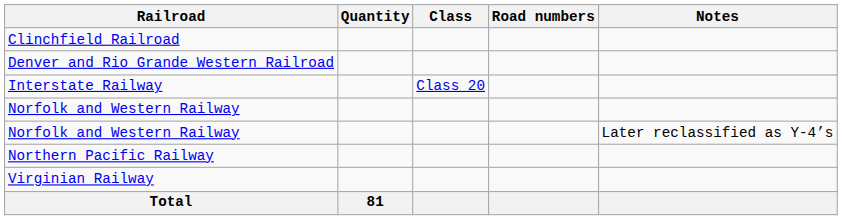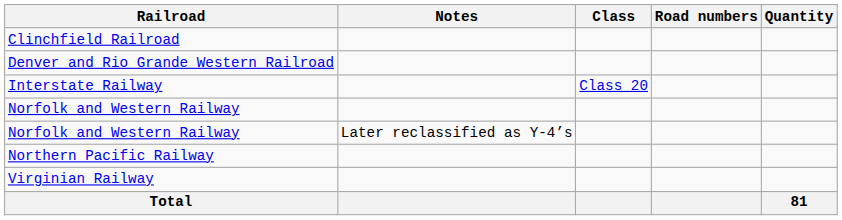columns swapped: (375, 16) <-> (717, 16)
